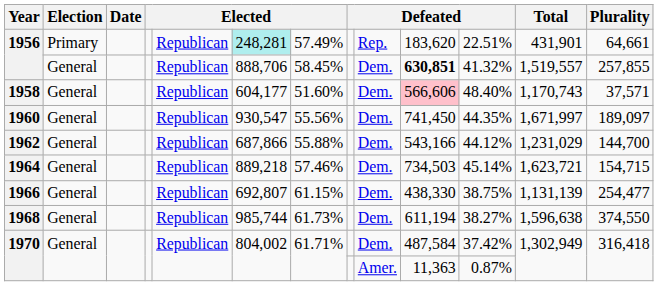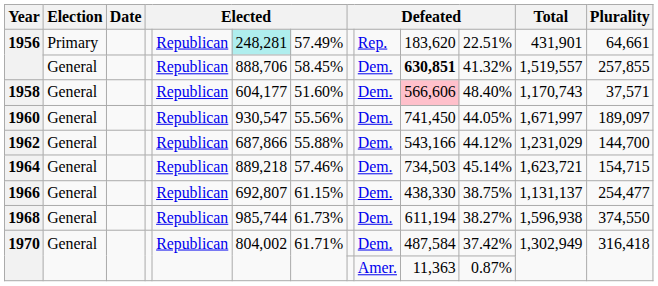(487, 117) 44.35% -> (487, 117) 44.05%
(551, 192) 1,131,139 -> (551, 192) 1,131,137
(551, 218) 1,596,638 -> (551, 218) 1,596,938
